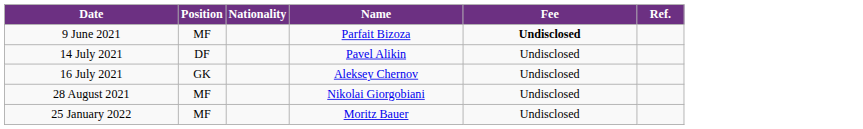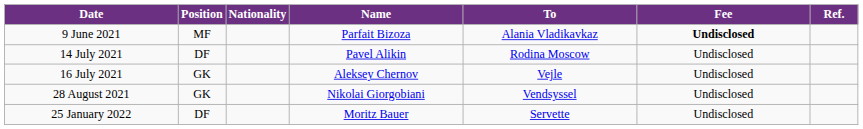+ column: (550, 14)
(202, 94) MF -> (202, 94) GK
(202, 114) MF -> (202, 114) DF
